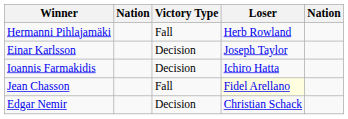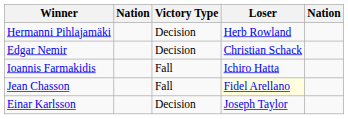(164, 31) Fall -> (175, 31) Decision
rows swapped: (37, 104) <-> (41, 50)
(175, 68) Decision -> (164, 68) Fall
